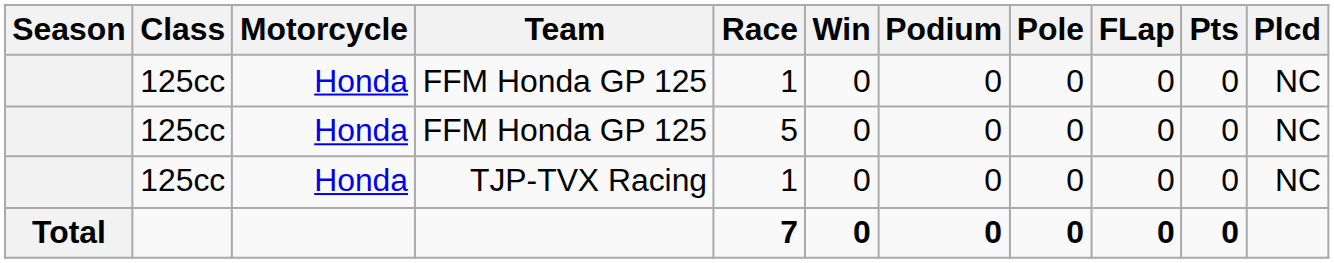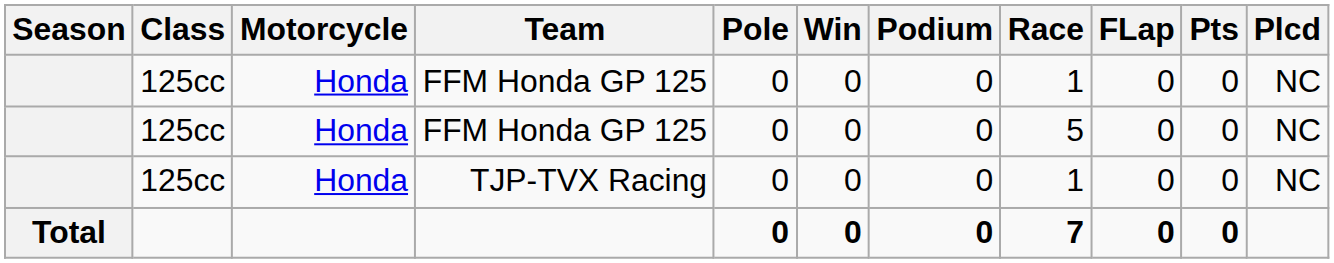columns swapped: (760, 29) <-> (1050, 29)
